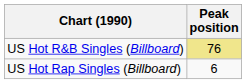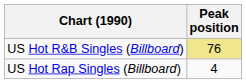(214, 68) 6 -> (214, 68) 4
